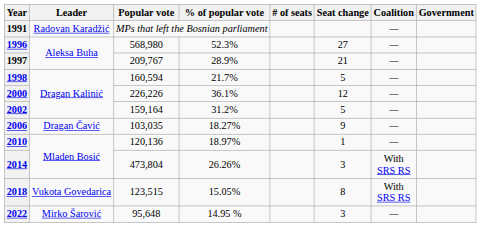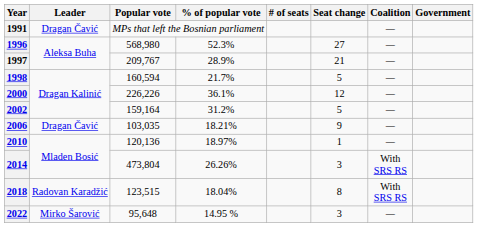(72, 28) Radovan Karadžić -> (70, 28) Dragan Čavić
(224, 126) 18.27% -> (221, 126) 18.21%
(72, 192) Vukota Govedarica -> (70, 192) Radovan Karadžić
(224, 192) 15.05% -> (221, 192) 18.04%
